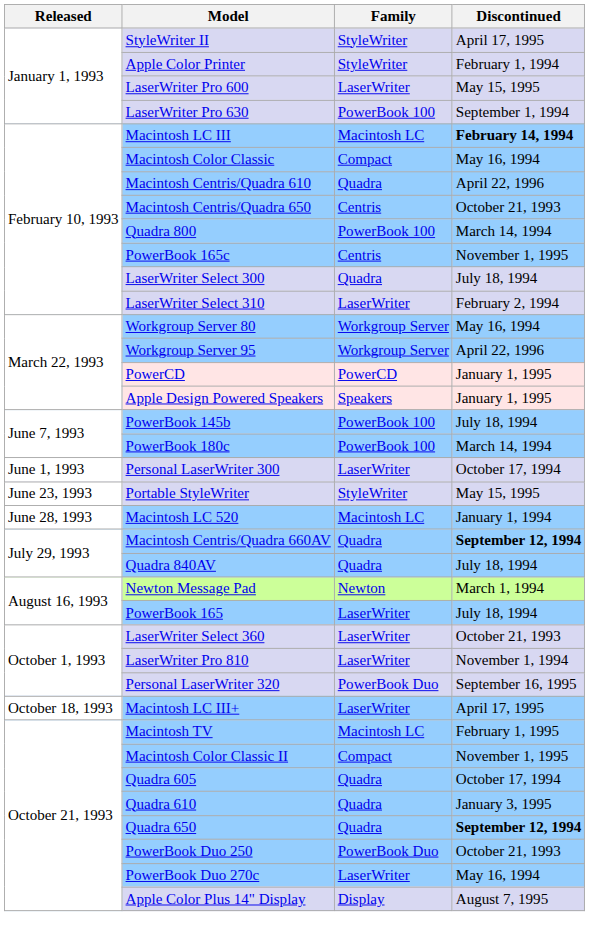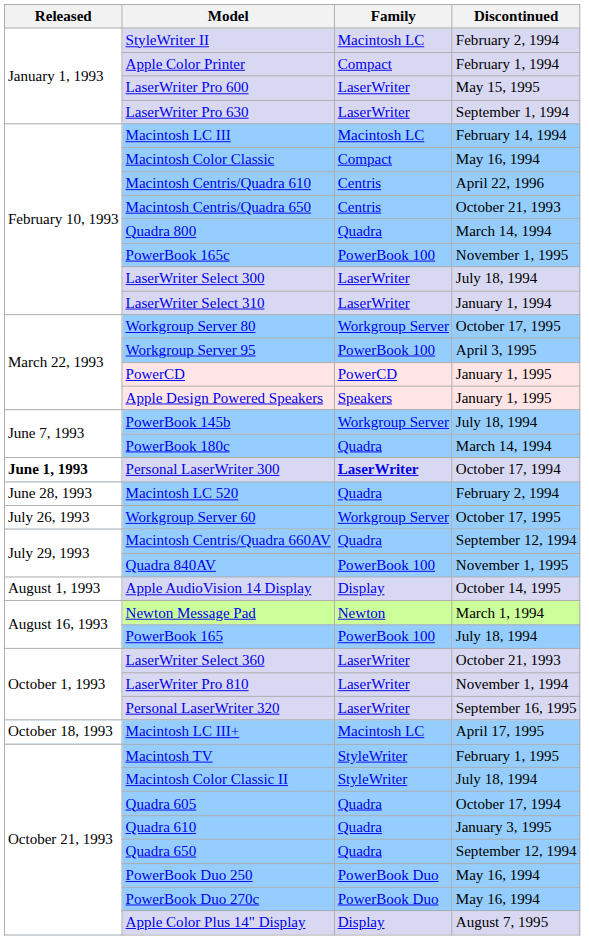(373, 40) StyleWriter -> (381, 40) Macintosh LC
(500, 40) April 17, 1995 -> (507, 40) February 2, 1994
(373, 64) StyleWriter -> (365, 64) Compact
(386, 111) PowerBook 100 -> (374, 111) LaserWriter
(515, 135) bold -> (511, 135) normal
(360, 183) Quadra -> (359, 183) Centris
(386, 231) PowerBook 100 -> (360, 231) Quadra
(359, 254) Centris -> (386, 254) PowerBook 100
(360, 278) Quadra -> (374, 278) LaserWriter
(507, 302) February 2, 1994 -> (504, 302) January 1, 1994
(498, 326) May 16, 1994 -> (508, 326) October 17, 1995
(393, 350) Workgroup Server -> (386, 350) PowerBook 100
(500, 350) April 22, 1996 -> (496, 350) April 3, 1995
(386, 421) PowerBook 100 -> (393, 421) Workgroup Server
(386, 445) PowerBook 100 -> (360, 445) Quadra
(46, 469) normal -> (48, 469) bold
(374, 469) normal -> (378, 469) bold
- row: (187, 493)
(381, 517) Macintosh LC -> (360, 493) Quadra
(504, 517) January 1, 1994 -> (507, 493) February 2, 1994
+ row: (191, 517)
(519, 541) bold -> (516, 541) normal
(360, 565) Quadra -> (386, 565) PowerBook 100
(497, 565) July 18, 1994 -> (512, 565) November 1, 1995
+ row: (218, 588)
(374, 612) LaserWriter -> (386, 636) PowerBook 100
(388, 684) PowerBook Duo -> (374, 708) LaserWriter
(374, 708) LaserWriter -> (381, 732) Macintosh LC
(381, 732) Macintosh LC -> (373, 755) StyleWriter
(365, 755) Compact -> (373, 779) StyleWriter
(512, 755) November 1, 1995 -> (497, 779) July 18, 1994
(519, 827) bold -> (516, 851) normal
(508, 851) October 21, 1993 -> (498, 875) May 16, 1994
(374, 875) LaserWriter -> (388, 898) PowerBook Duo
